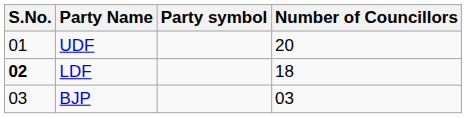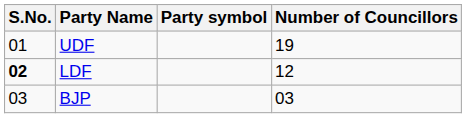(285, 44) 20 -> (285, 44) 19
(285, 71) 18 -> (285, 71) 12
